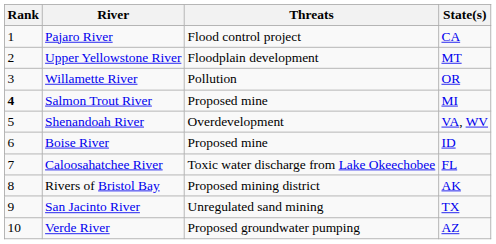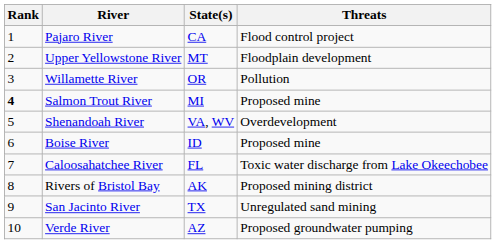columns swapped: (465, 15) <-> (311, 15)
